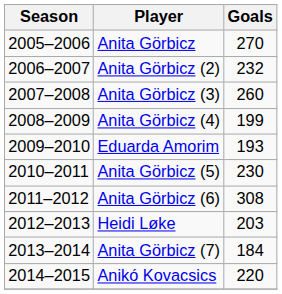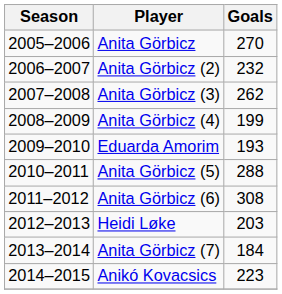(250, 95) 260 -> (250, 95) 262
(250, 172) 230 -> (250, 172) 288
(250, 276) 220 -> (250, 276) 223
